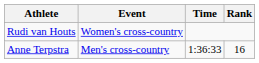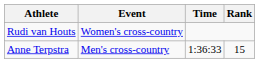(239, 50) 16 -> (239, 50) 15
